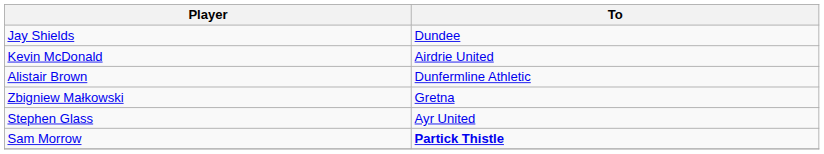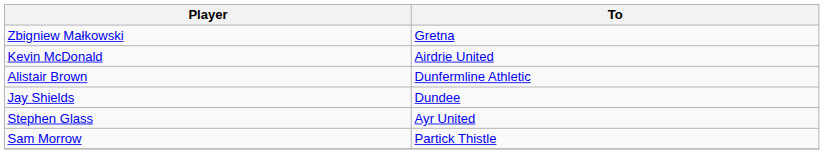rows swapped: (66, 98) <-> (41, 36)
(459, 139) bold -> (456, 139) normal
